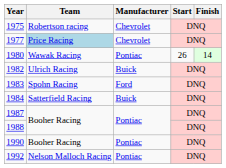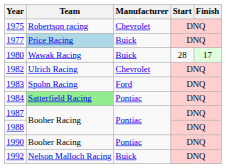(133, 41) Chevrolet -> (126, 41) Buick
(129, 55) Pontiac -> (126, 55) Buick
(182, 55) 26 -> (182, 55) 28
(207, 55) 14 -> (207, 55) 17
(126, 70) Buick -> (133, 70) Chevrolet
(60, 99) no background -> (60, 99) lightgreen background
(126, 99) Buick -> (129, 99) Pontiac
(129, 157) Pontiac -> (126, 157) Buick
